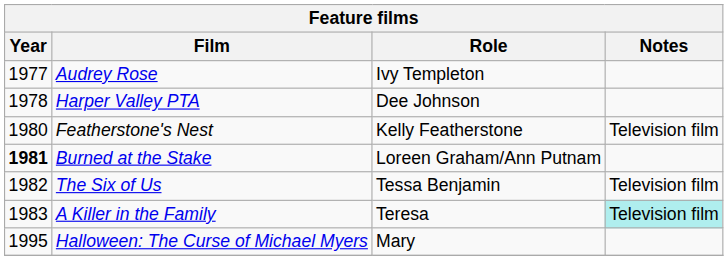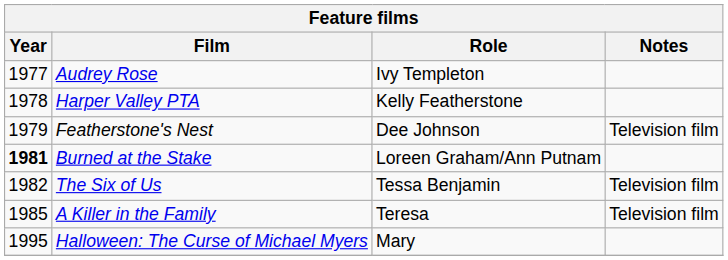(428, 102) Dee Johnson -> (449, 102) Kelly Featherstone
(28, 130) 1980 -> (28, 130) 1979
(449, 130) Kelly Featherstone -> (428, 130) Dee Johnson
(28, 213) 1983 -> (28, 213) 1985
(664, 213) paleturquoise background -> (664, 213) no background
